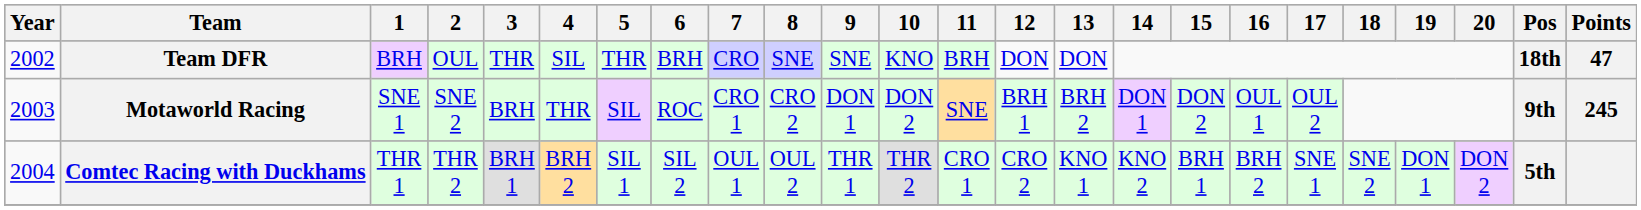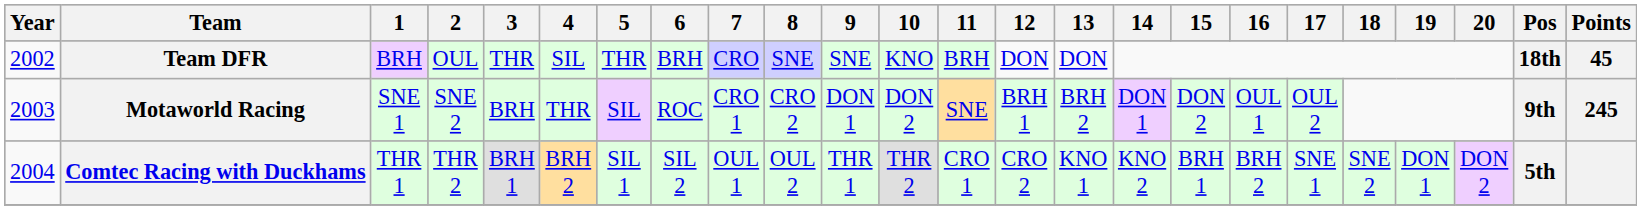(1601, 59) 47 -> (1601, 59) 45
